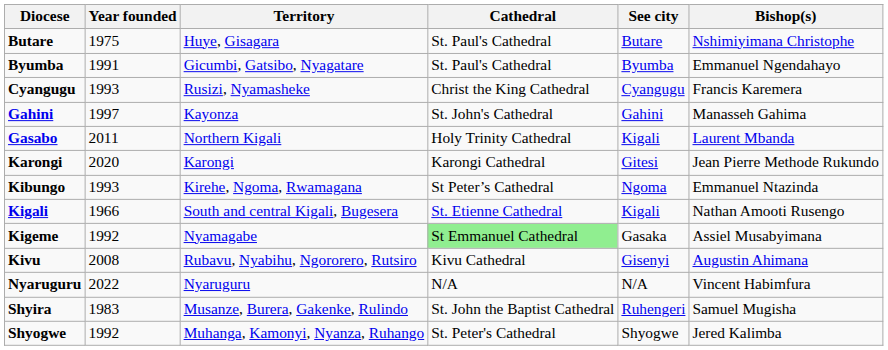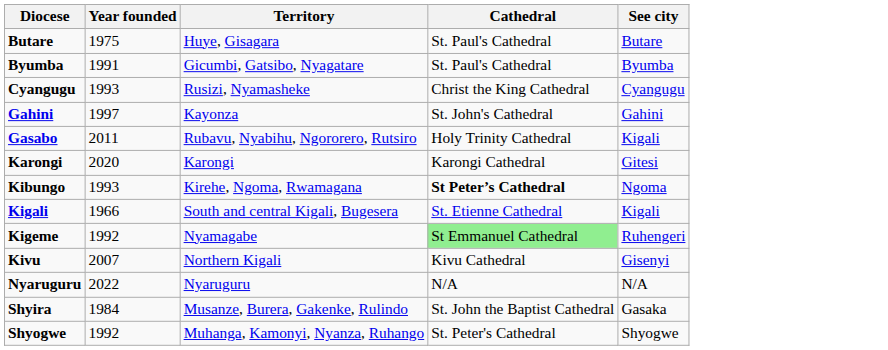- column: (786, 16)
(232, 138) Northern Kigali -> (300, 138) Rubavu, Nyabihu, Ngororero, Rutsiro
(493, 187) normal -> (498, 187) bold
(644, 235) Gasaka -> (653, 235) Ruhengeri
(104, 260) 2008 -> (104, 260) 2007
(300, 260) Rubavu, Nyabihu, Ngororero, Rutsiro -> (232, 260) Northern Kigali
(104, 308) 1983 -> (104, 308) 1984
(653, 308) Ruhengeri -> (644, 308) Gasaka
